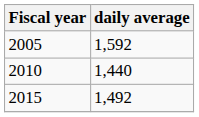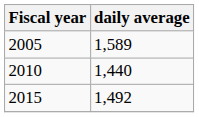(113, 44) 1,592 -> (113, 44) 1,589
